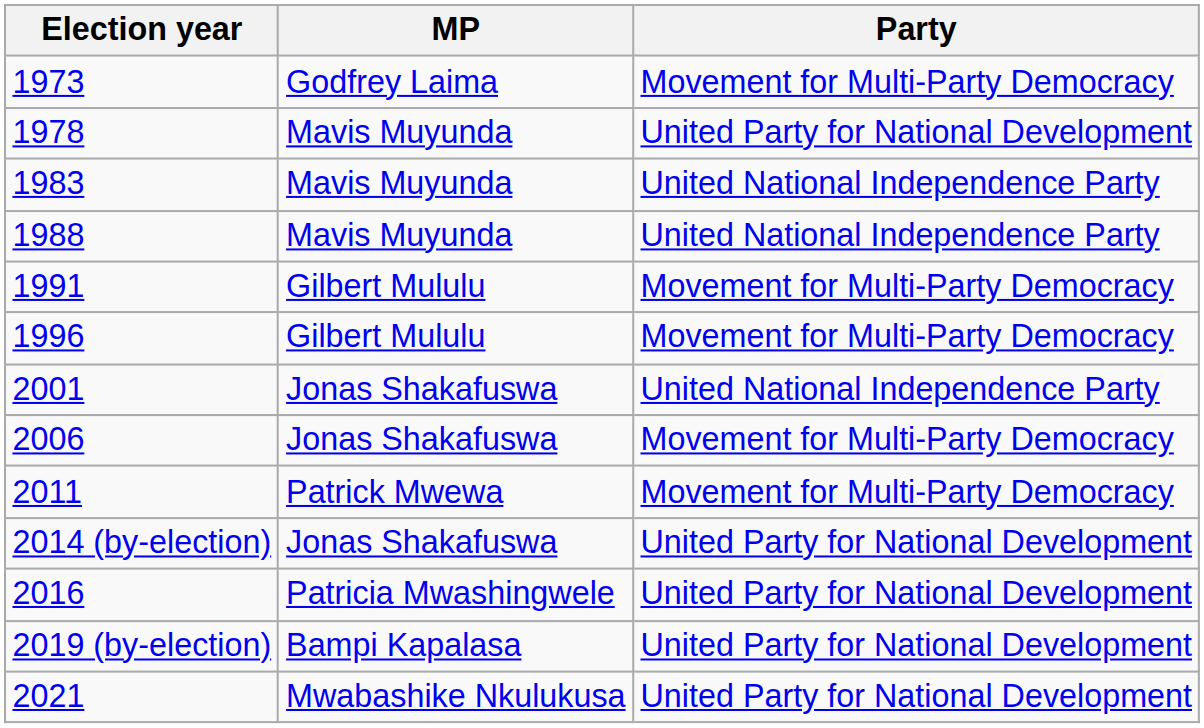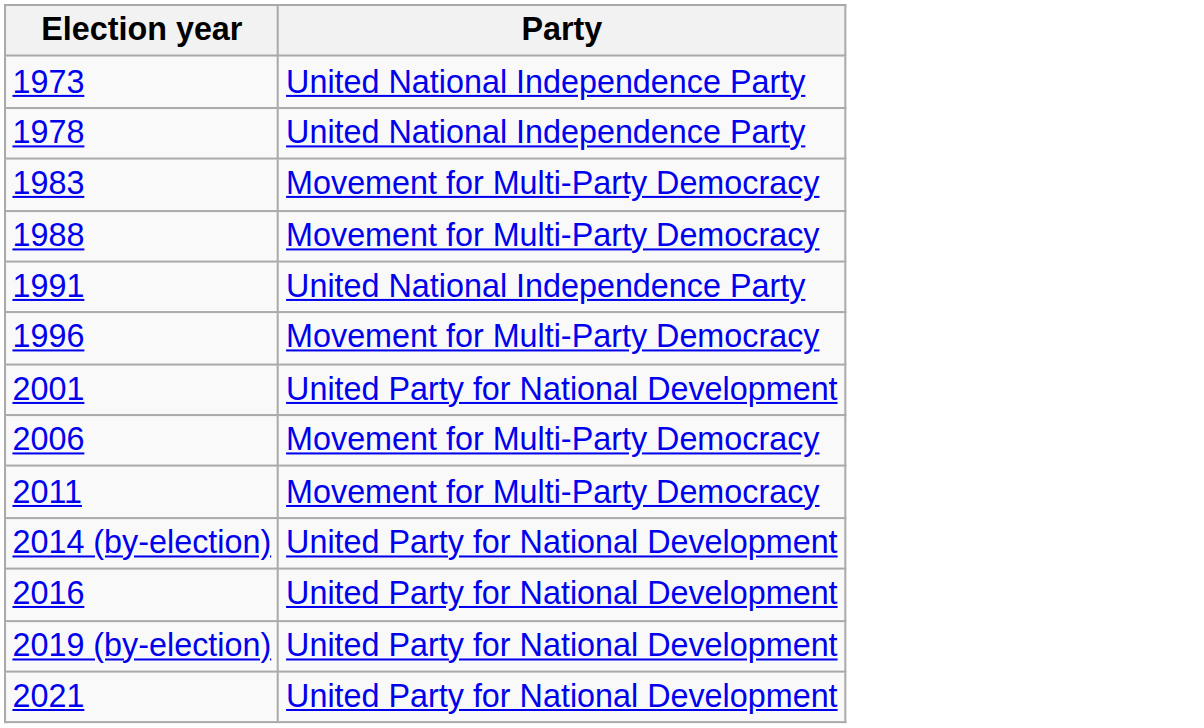- column: (456, 30)
(907, 81) Movement for Multi-Party Democracy -> (546, 81) United National Independence Party
(916, 132) United Party for National Development -> (546, 132) United National Independence Party
(900, 183) United National Independence Party -> (553, 183) Movement for Multi-Party Democracy
(900, 235) United National Independence Party -> (553, 235) Movement for Multi-Party Democracy
(907, 286) Movement for Multi-Party Democracy -> (546, 286) United National Independence Party
(900, 388) United National Independence Party -> (562, 388) United Party for National Development
